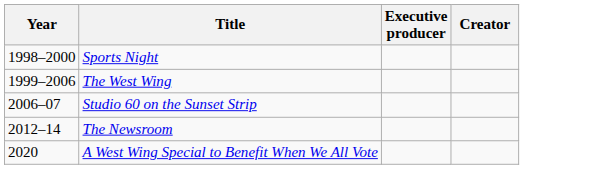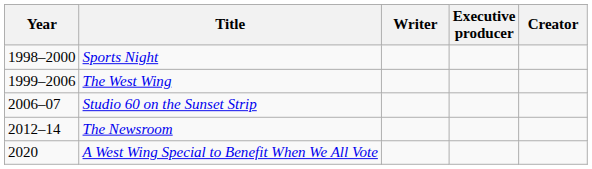+ column: (415, 24)
